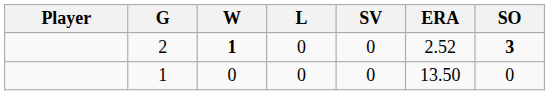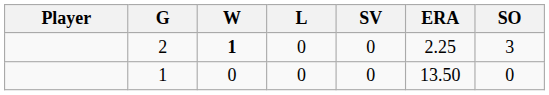(440, 47) 2.52 -> (440, 47) 2.25
(510, 47) bold -> (510, 47) normal
